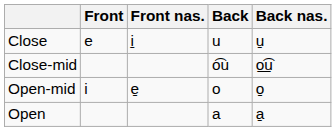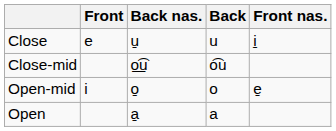columns swapped: (168, 16) <-> (292, 16)
